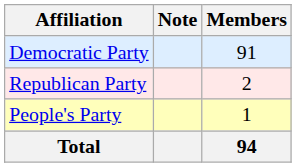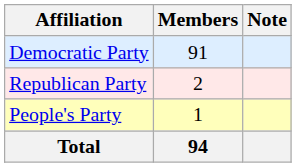columns swapped: (247, 20) <-> (178, 20)
